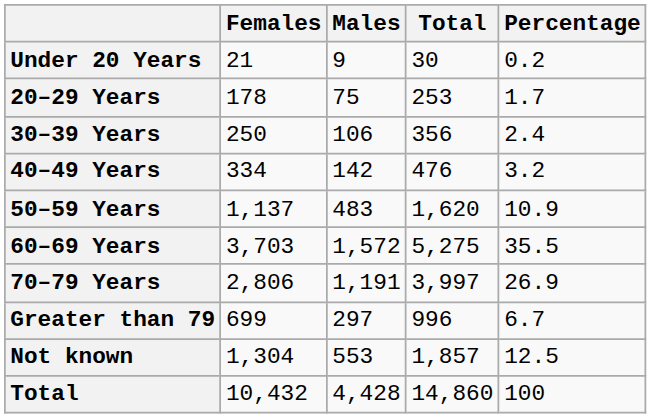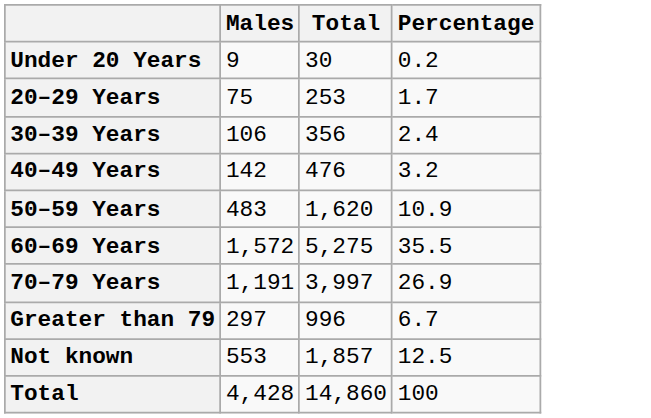- column: (274, 23)
